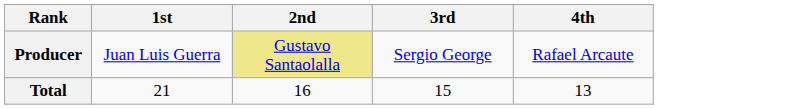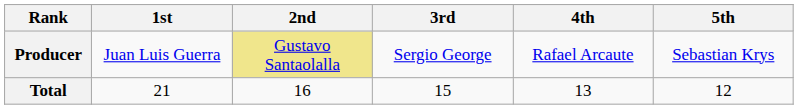+ column: (723, 17)
